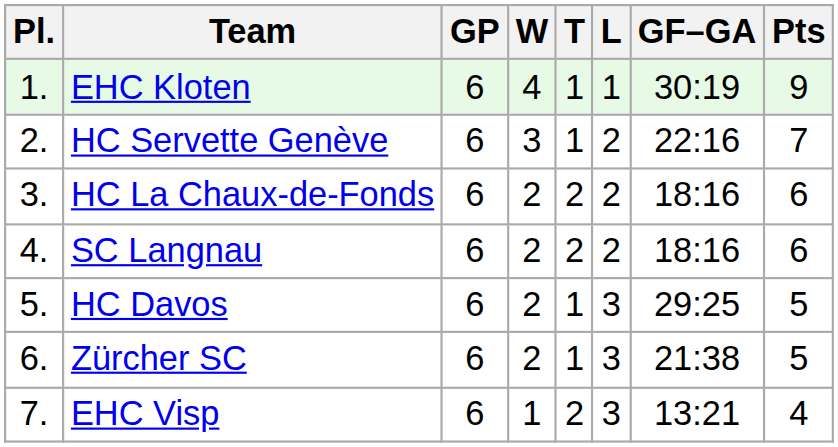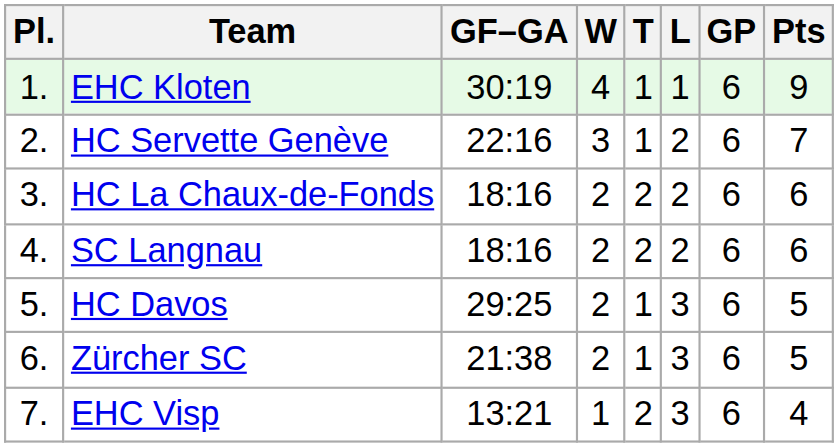columns swapped: (475, 31) <-> (697, 31)
